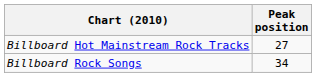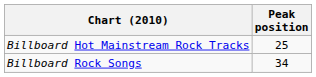(282, 45) 27 -> (282, 45) 25
